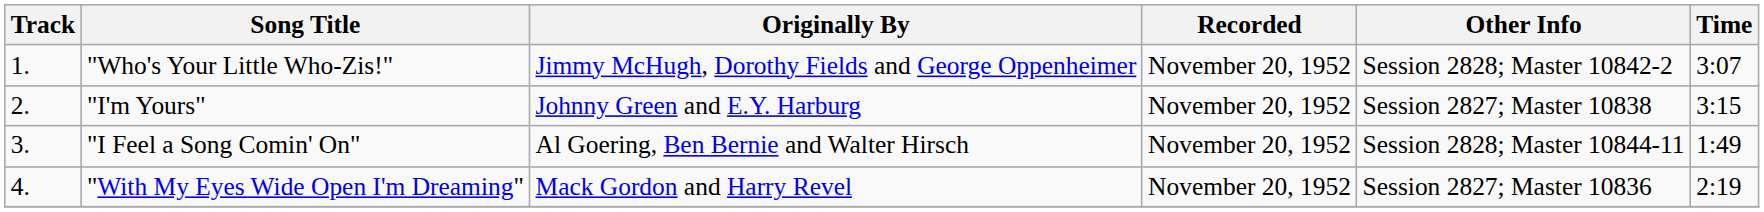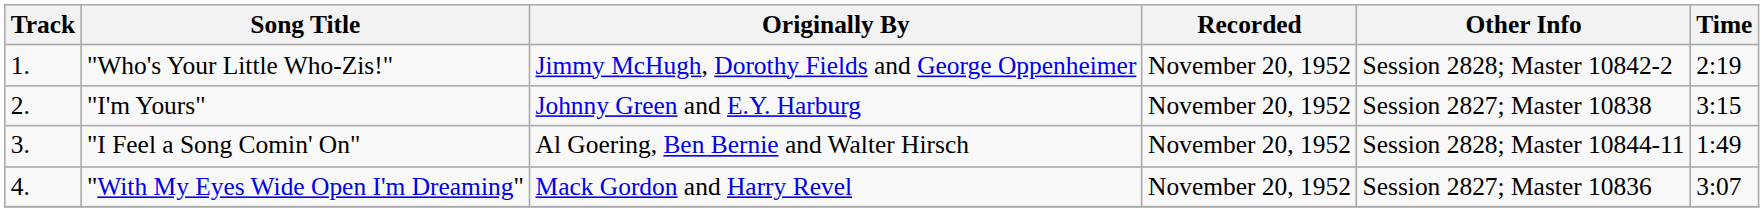(1719, 65) 3:07 -> (1719, 65) 2:19
(1719, 186) 2:19 -> (1719, 186) 3:07
